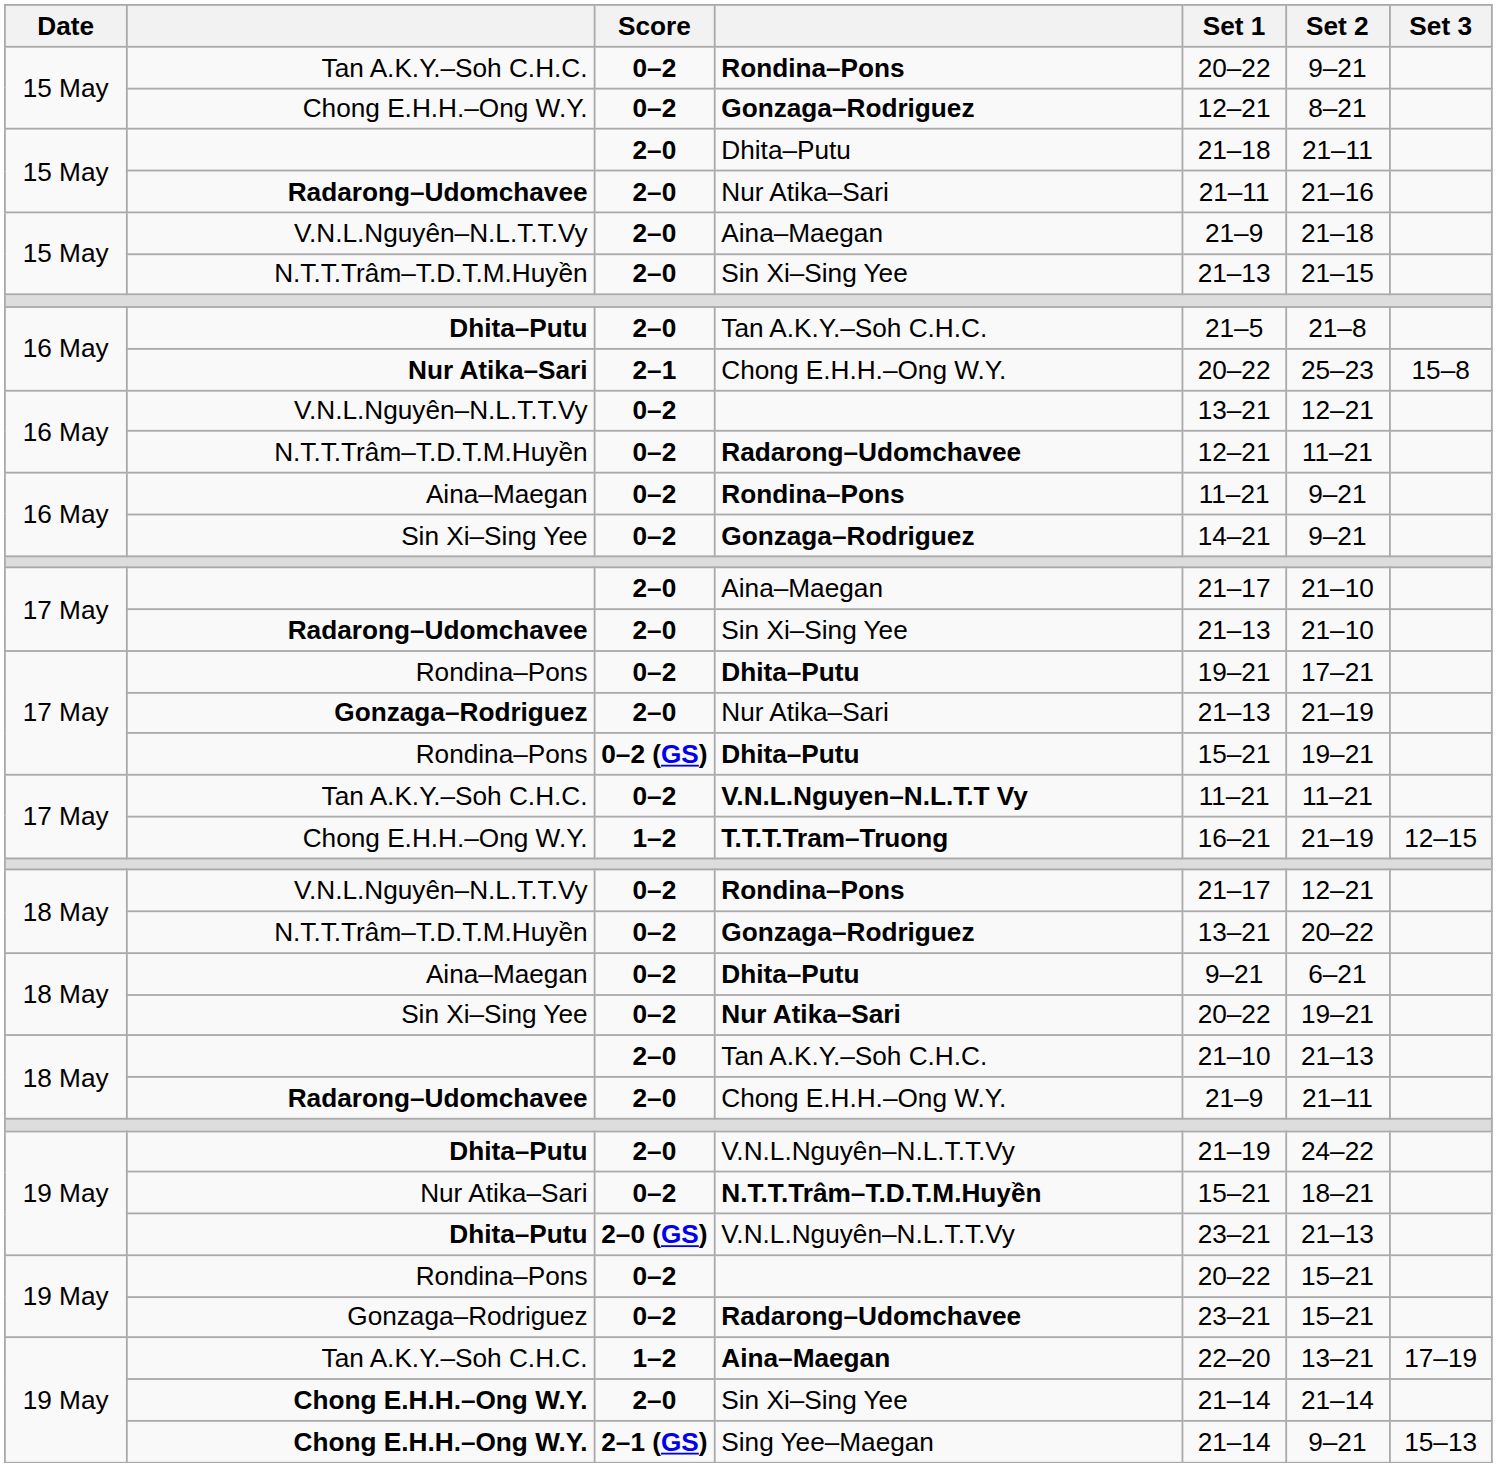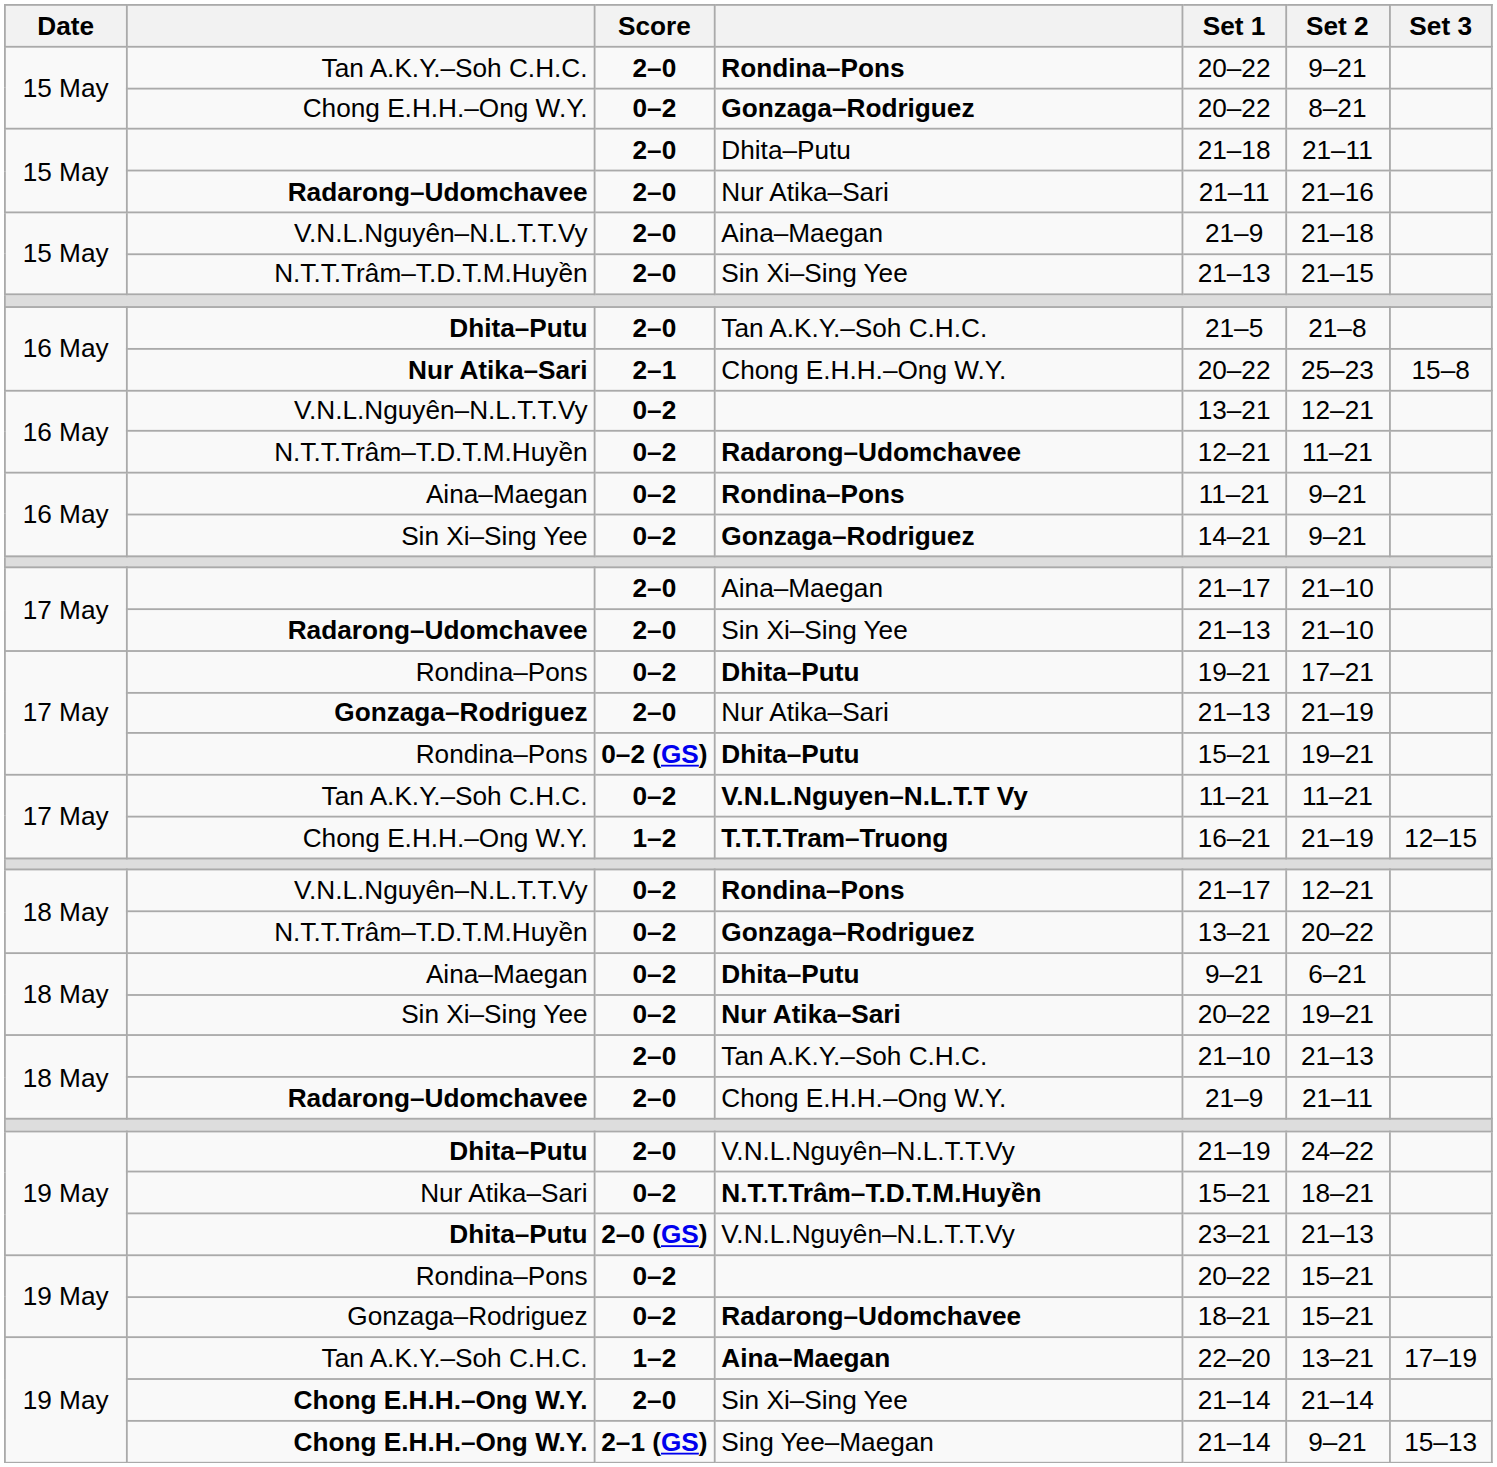(654, 67) 0–2 -> (654, 67) 2–0
(1234, 109) 12–21 -> (1234, 109) 20–22
(1234, 1317) 23–21 -> (1234, 1317) 18–21
